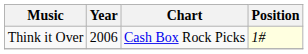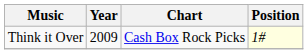(104, 37) 2006 -> (104, 37) 2009
